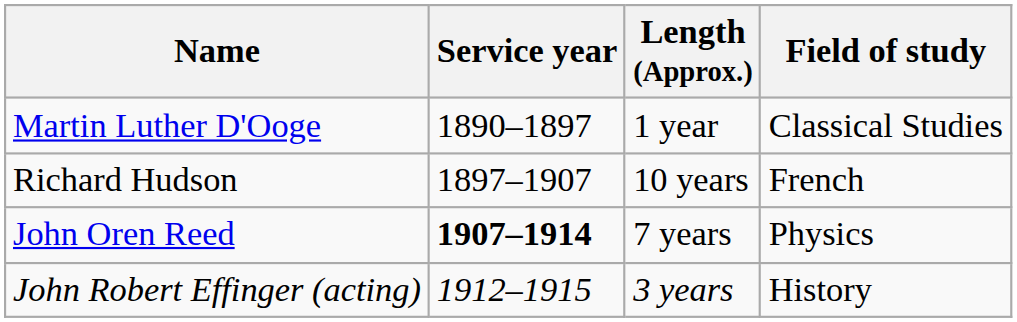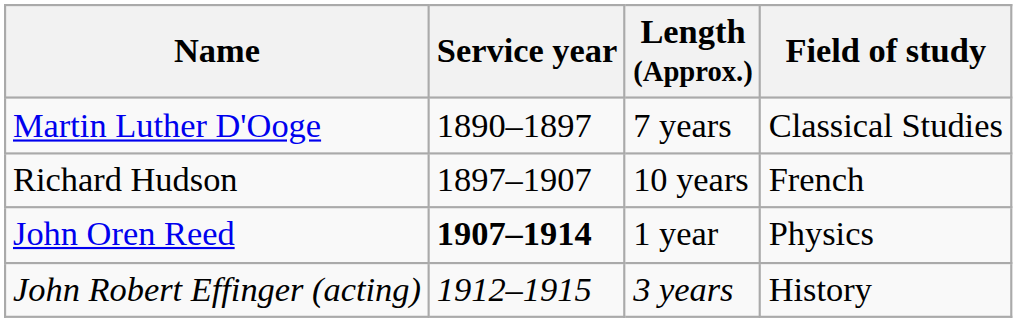(676, 125) 1 year -> (682, 125) 7 years
(682, 234) 7 years -> (676, 234) 1 year
